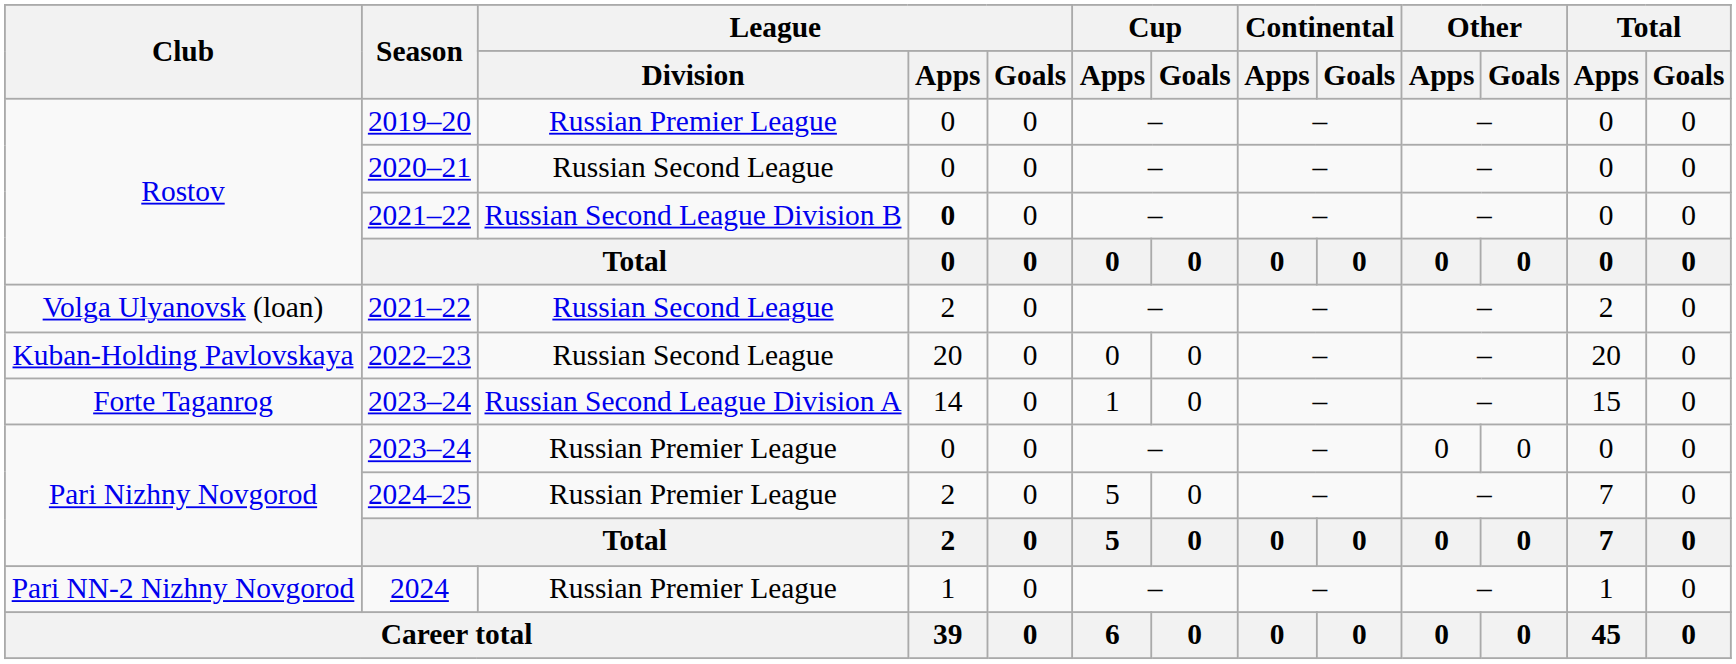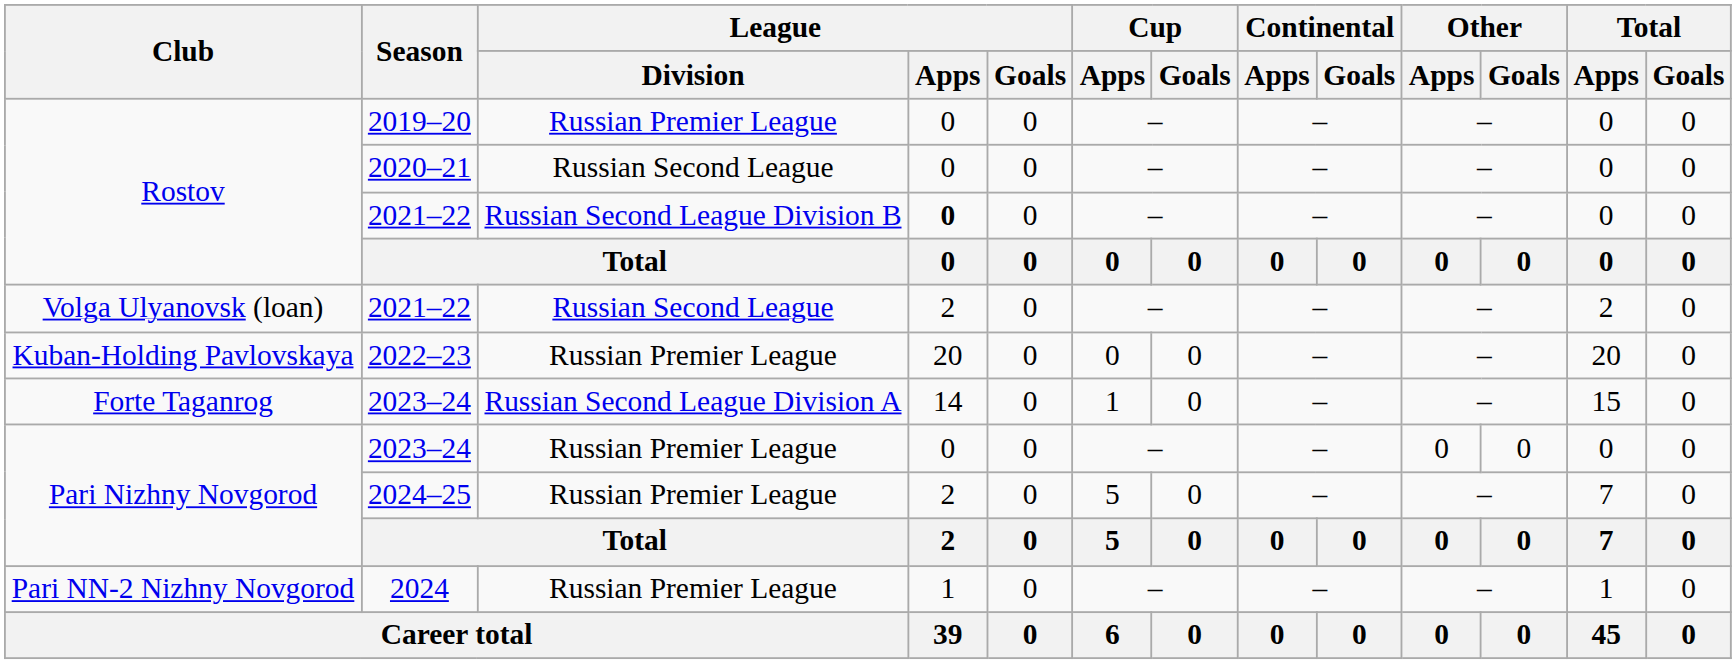(693, 354) Russian Second League -> (693, 354) Russian Premier League
